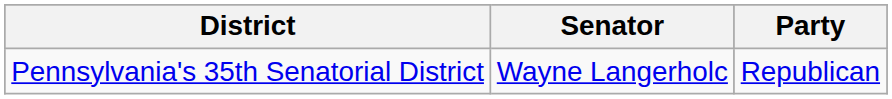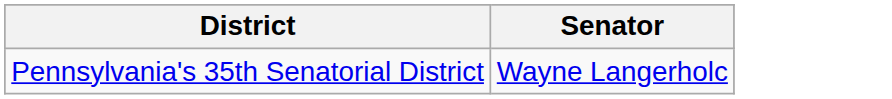- column: (810, 26)
